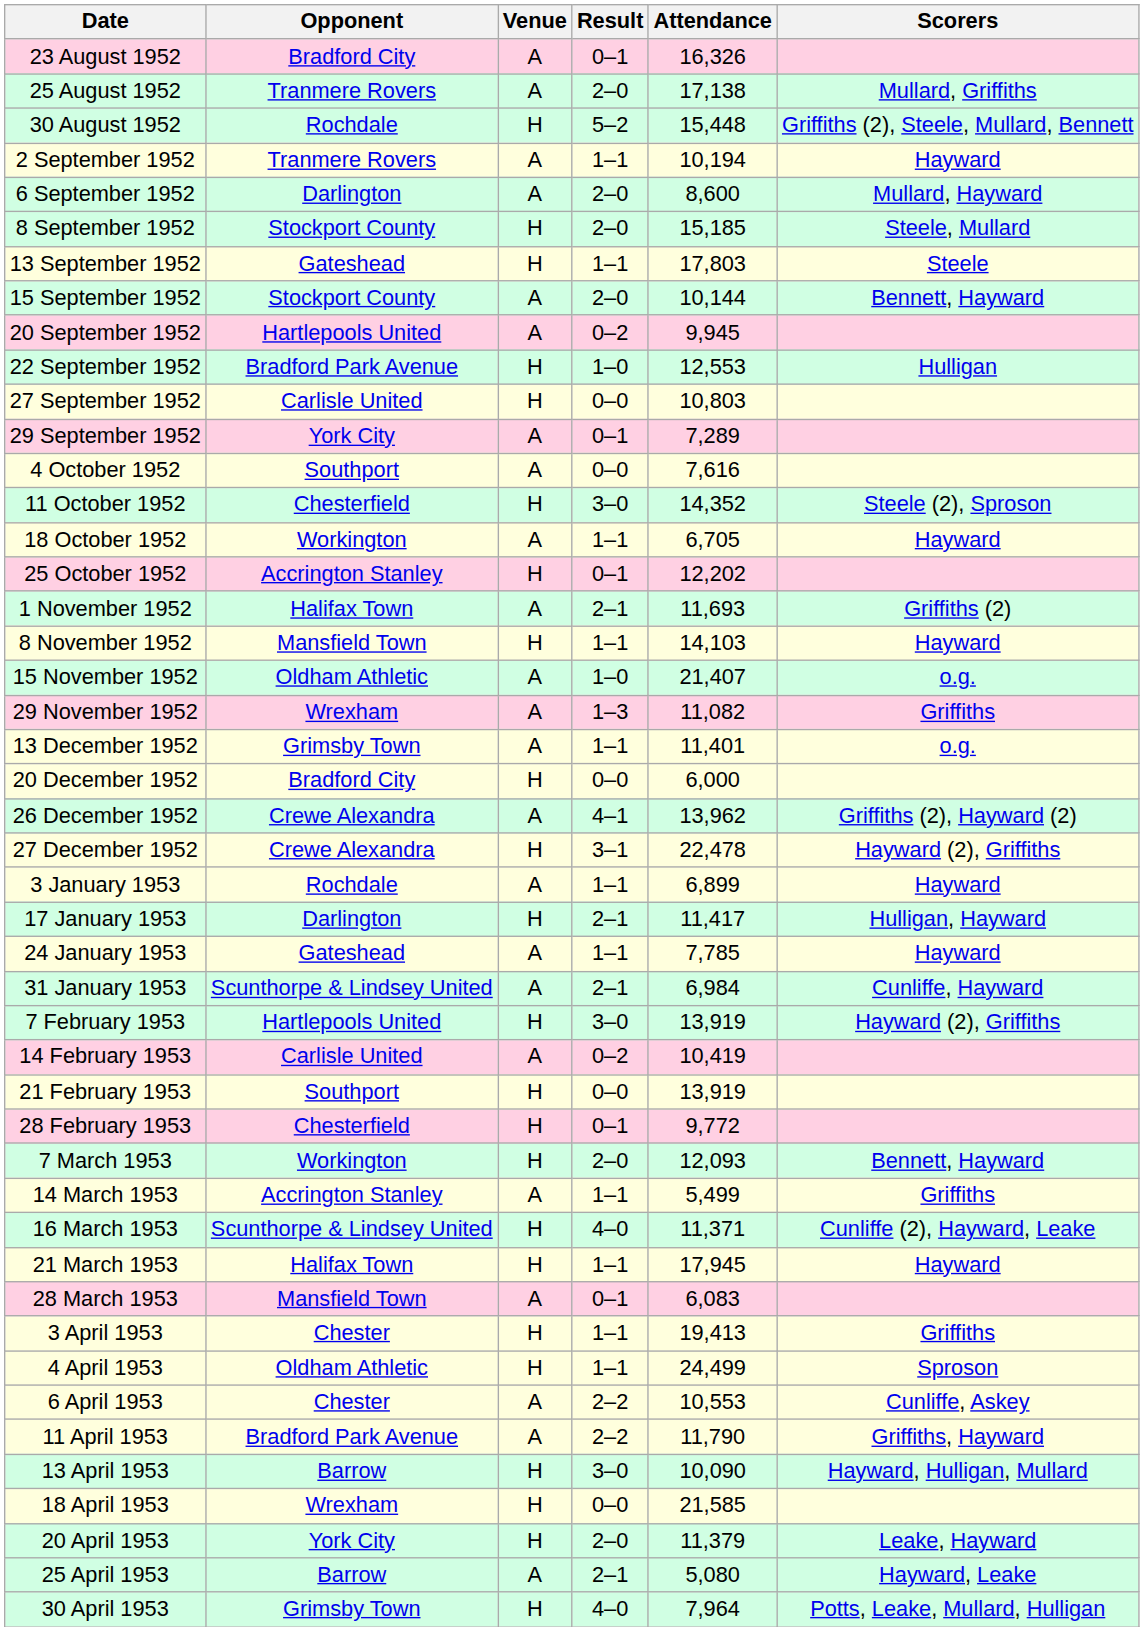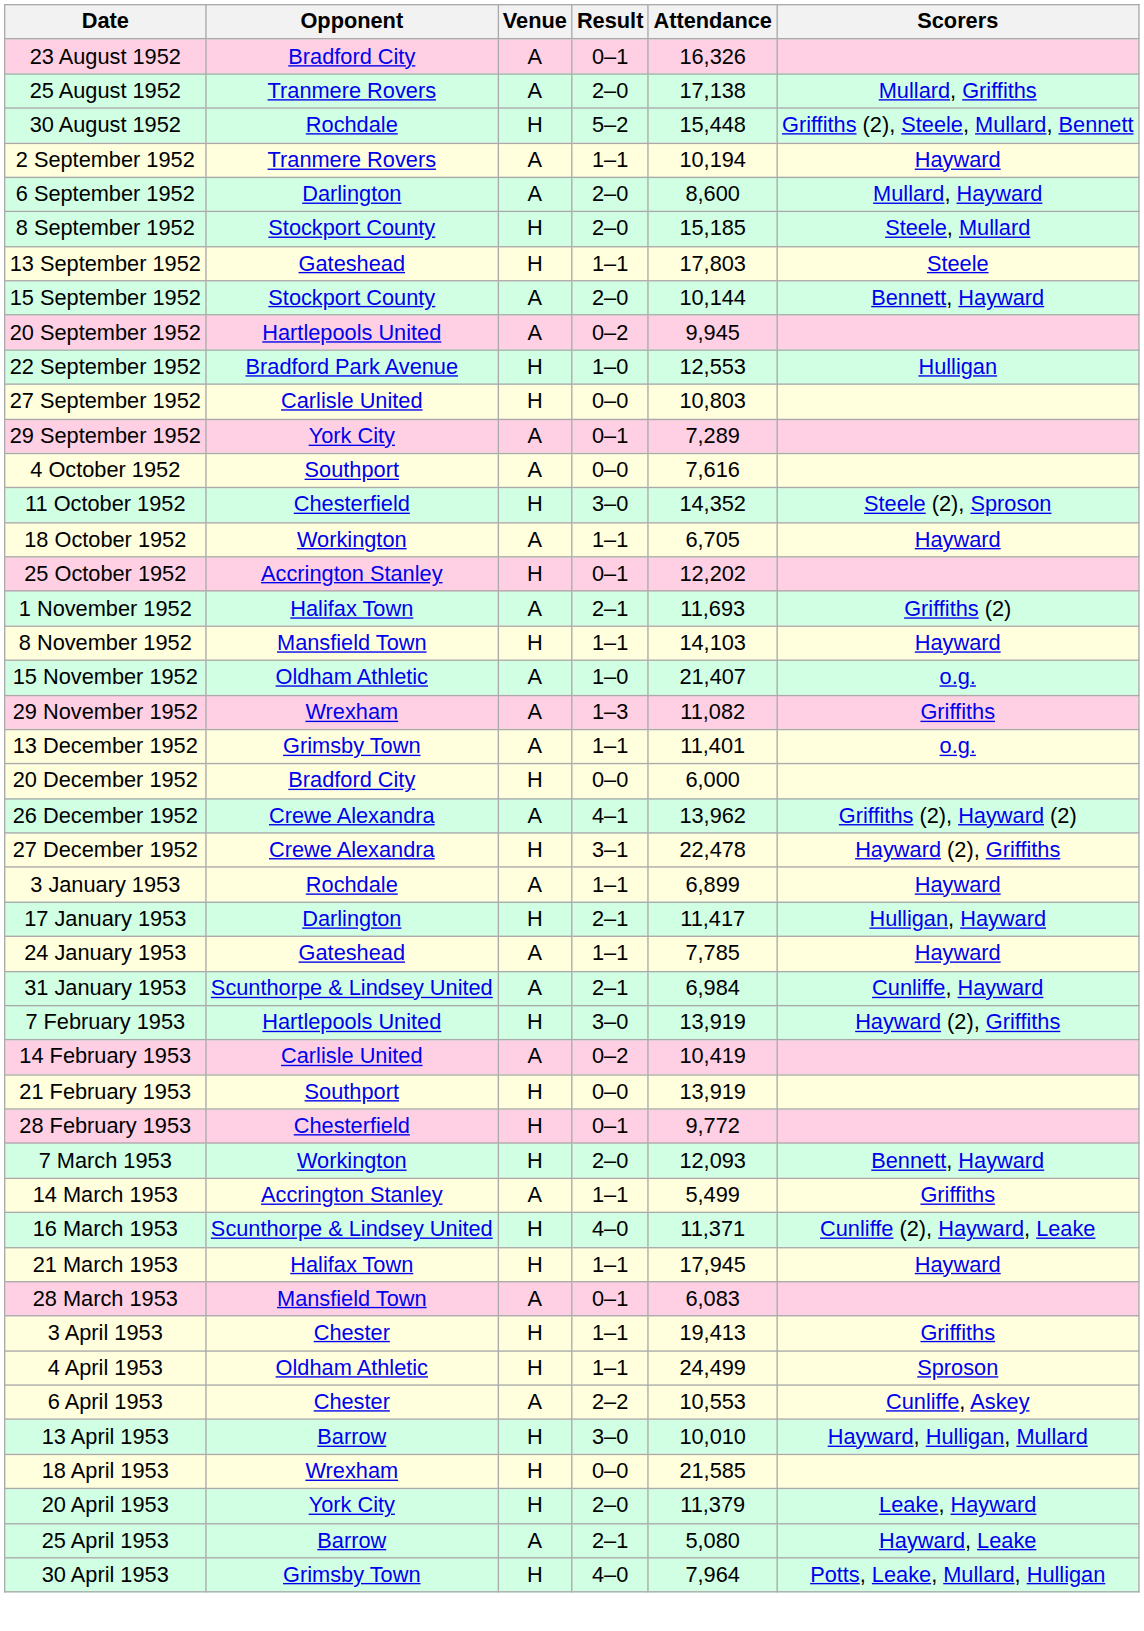- row: (105, 1436)
(713, 1471) 10,090 -> (713, 1436) 10,010
